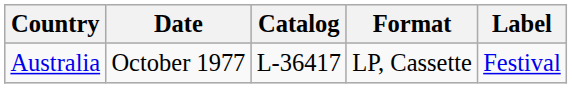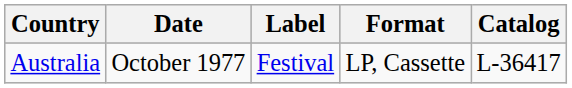columns swapped: (522, 23) <-> (299, 23)
